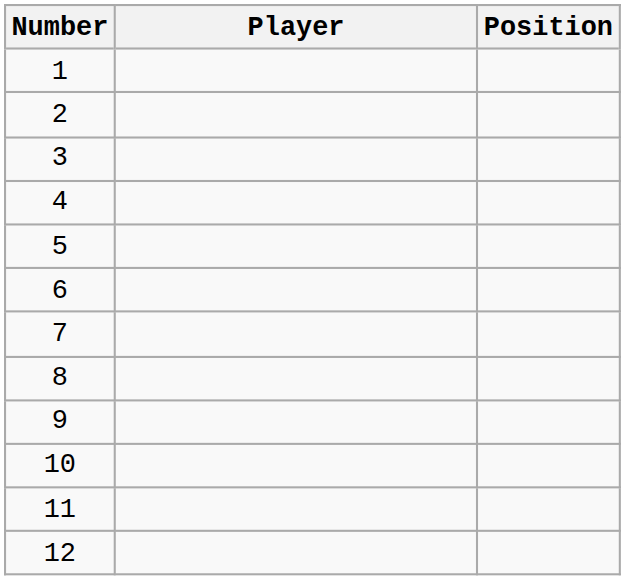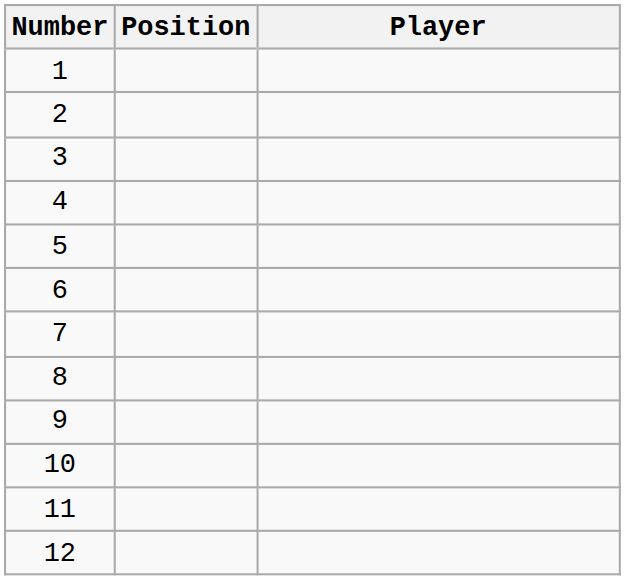columns swapped: (296, 27) <-> (548, 27)
